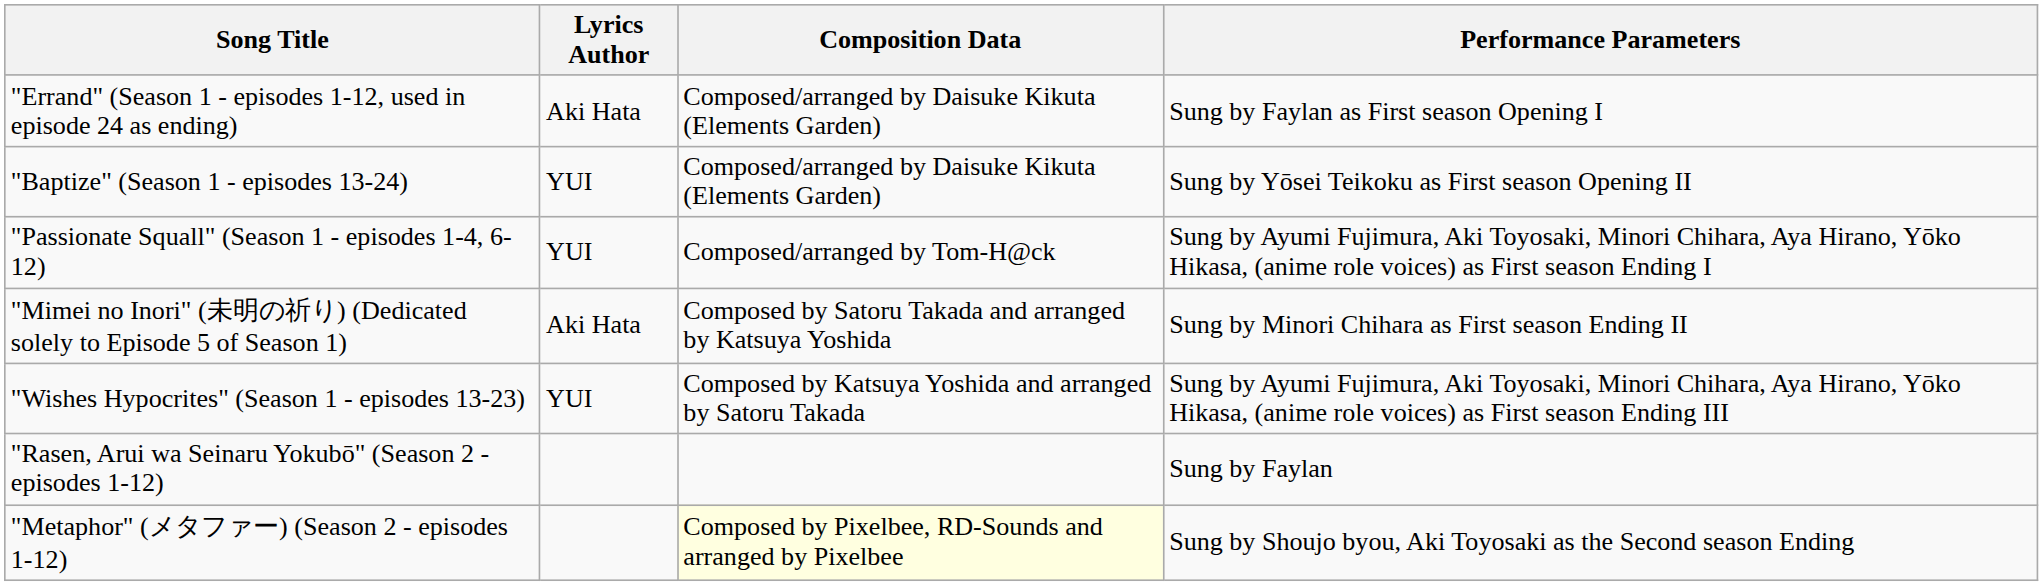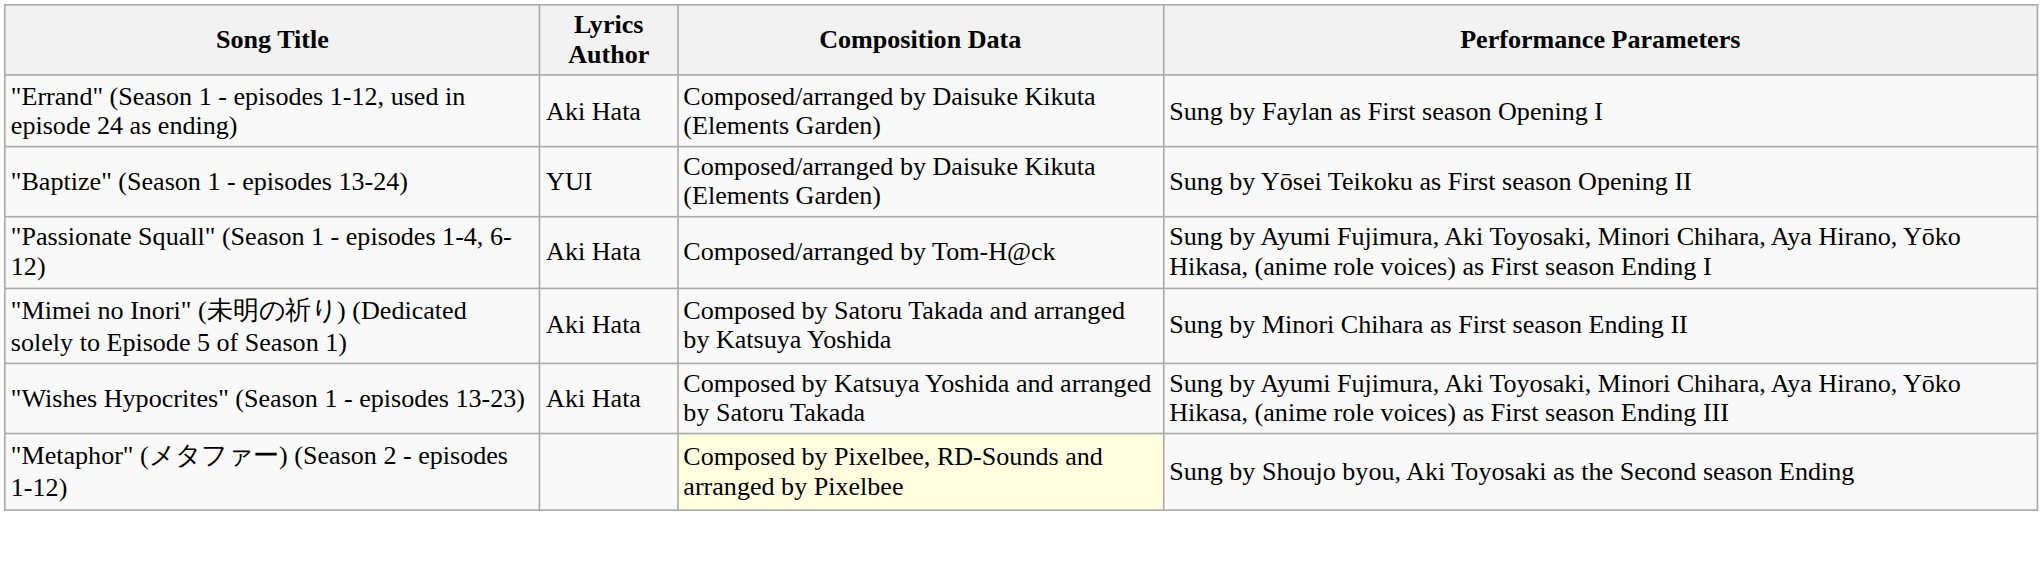(569, 251) YUI -> (594, 251) Aki Hata
(569, 398) YUI -> (594, 398) Aki Hata
- row: (250, 468)
